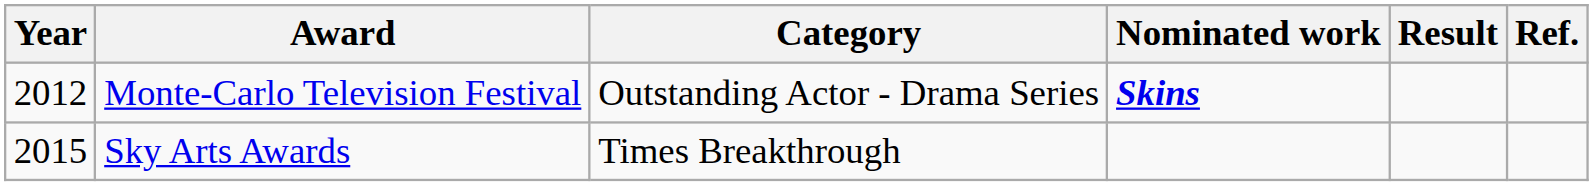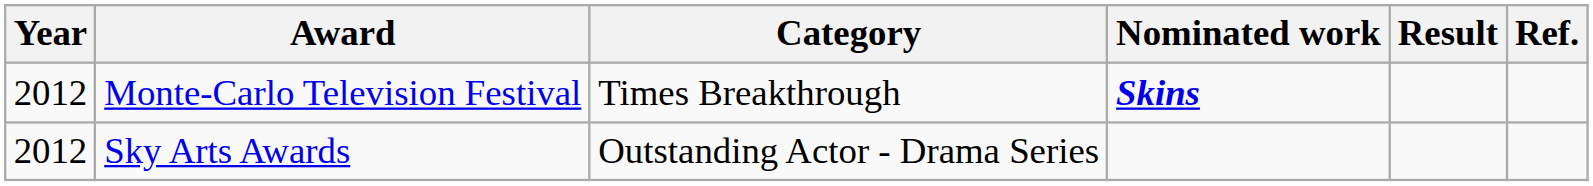(849, 92) Outstanding Actor - Drama Series -> (749, 92) Times Breakthrough
(50, 150) 2015 -> (50, 150) 2012
(749, 150) Times Breakthrough -> (849, 150) Outstanding Actor - Drama Series
